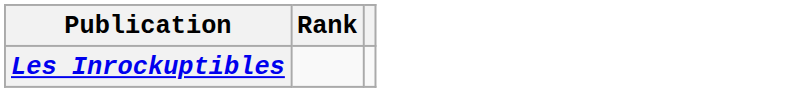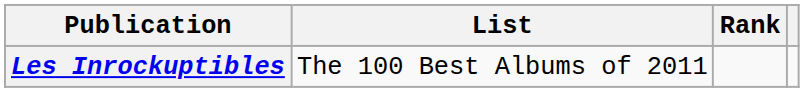+ column: (502, 26)
